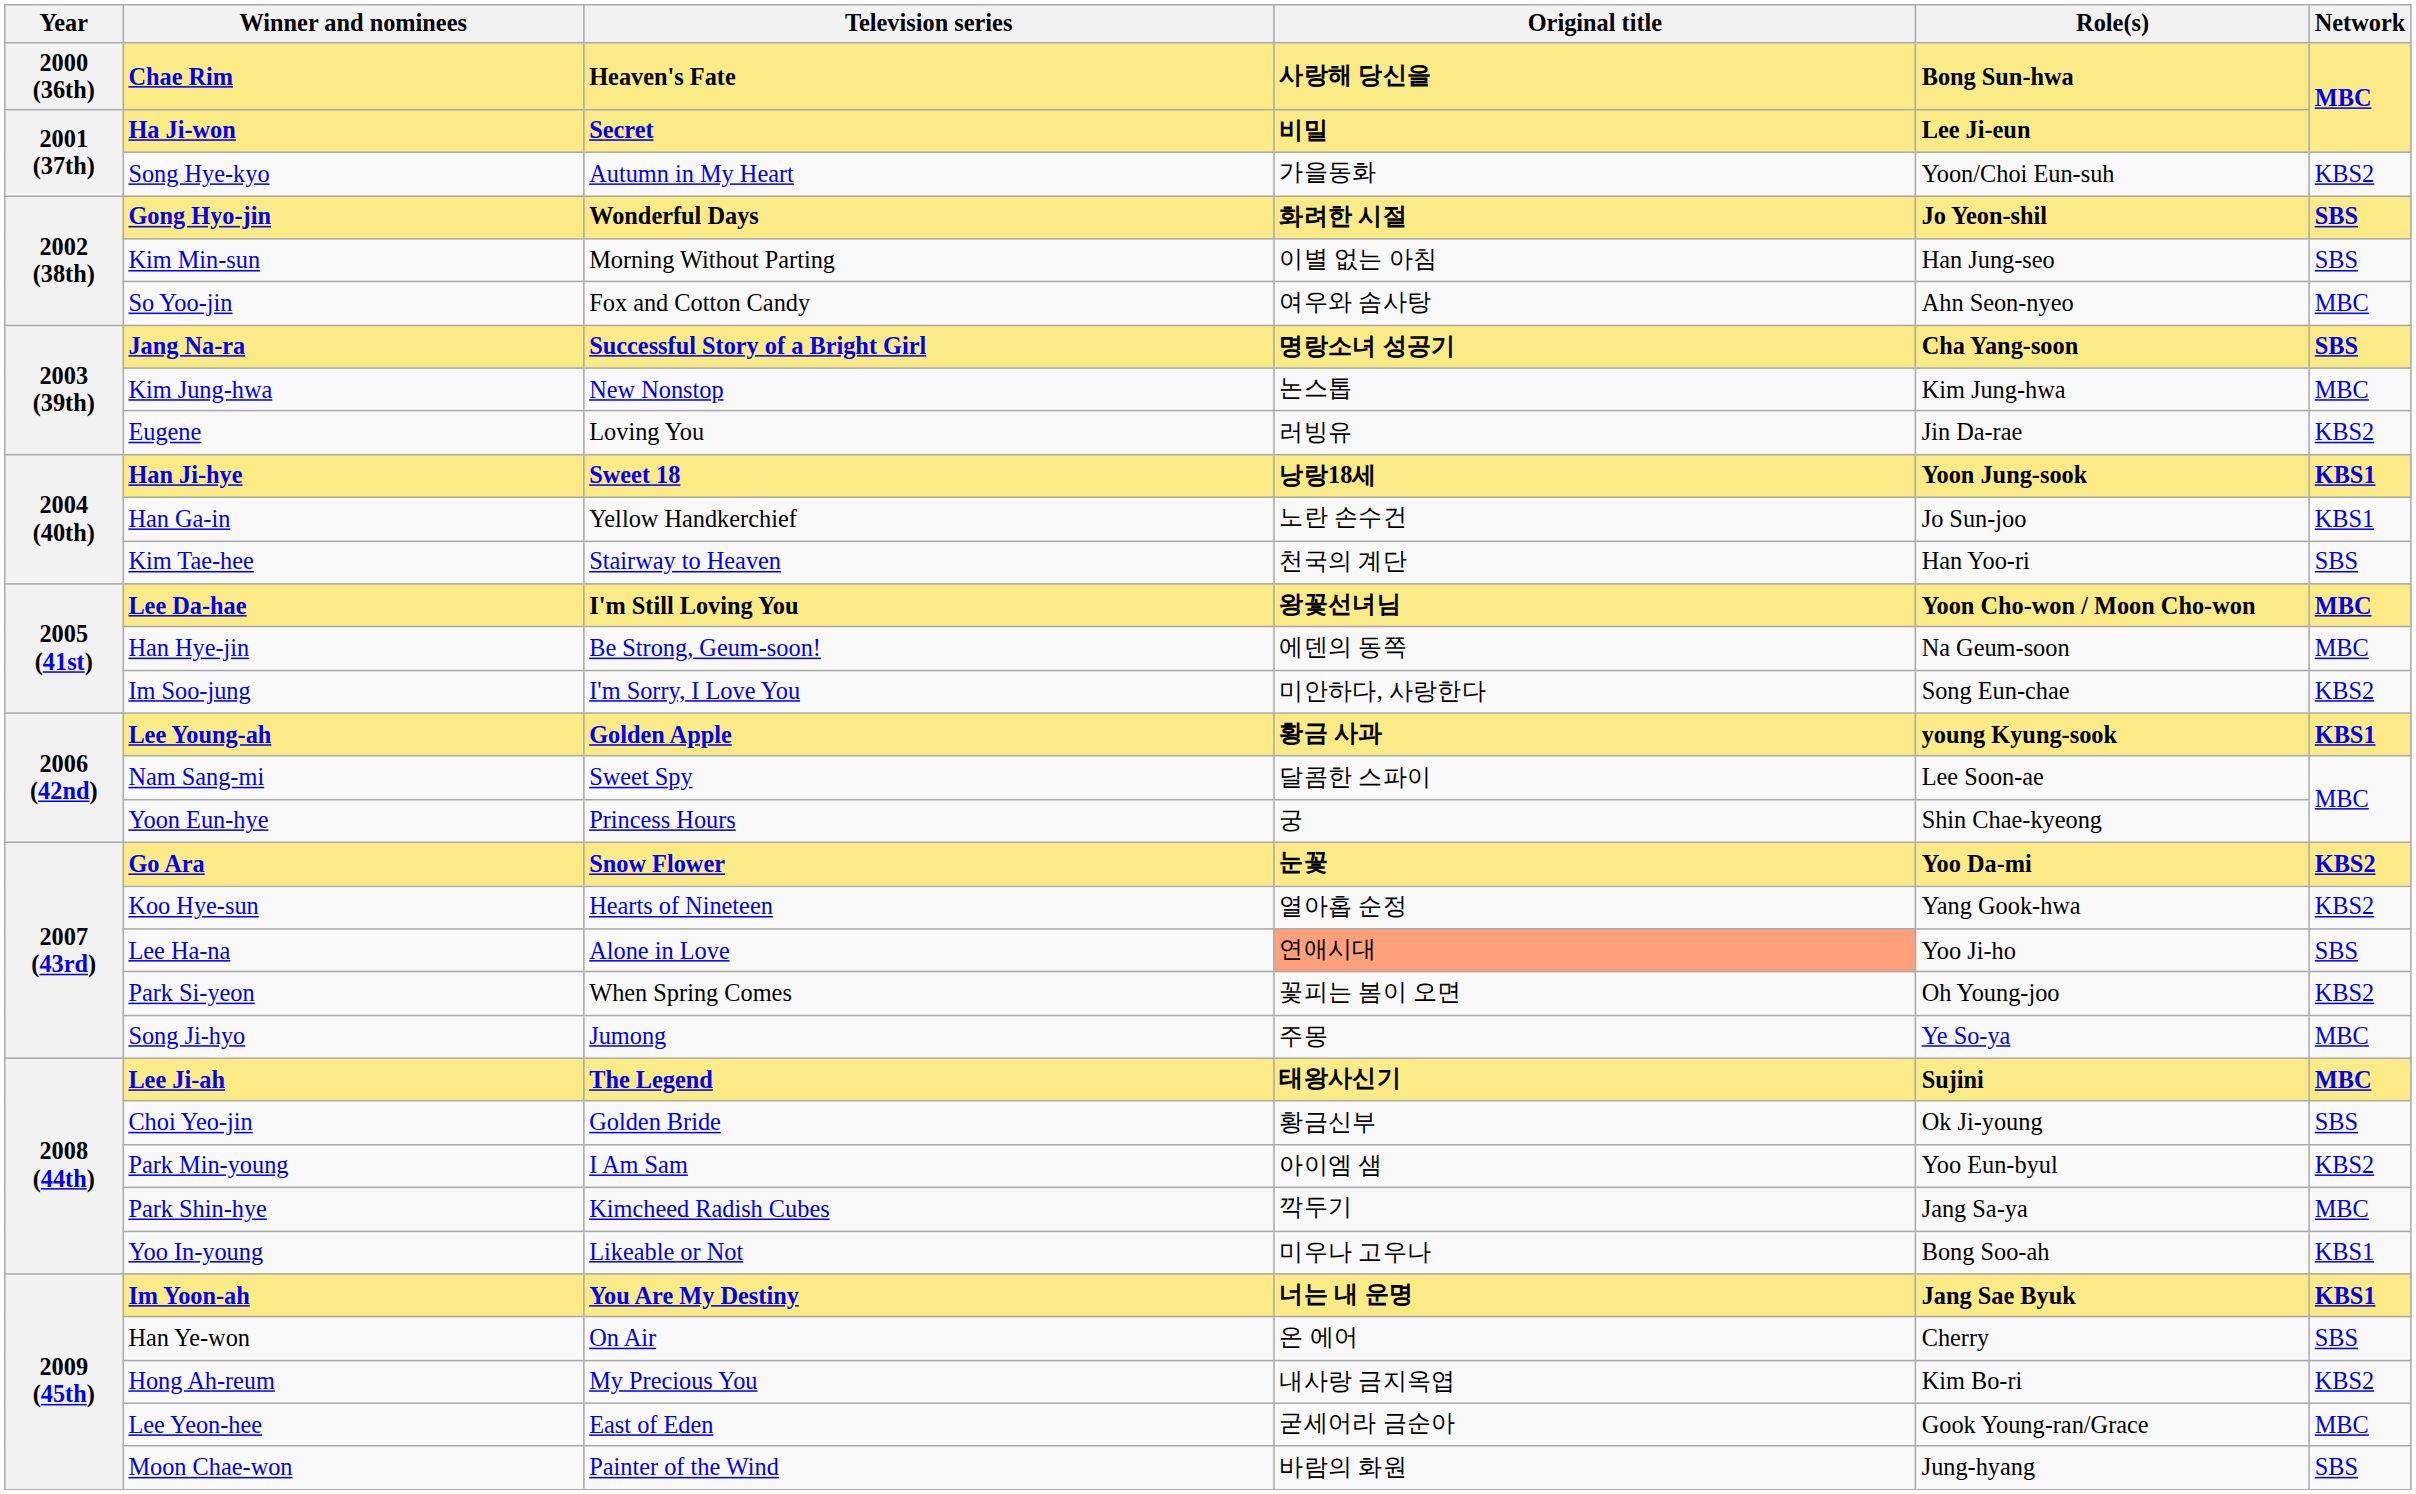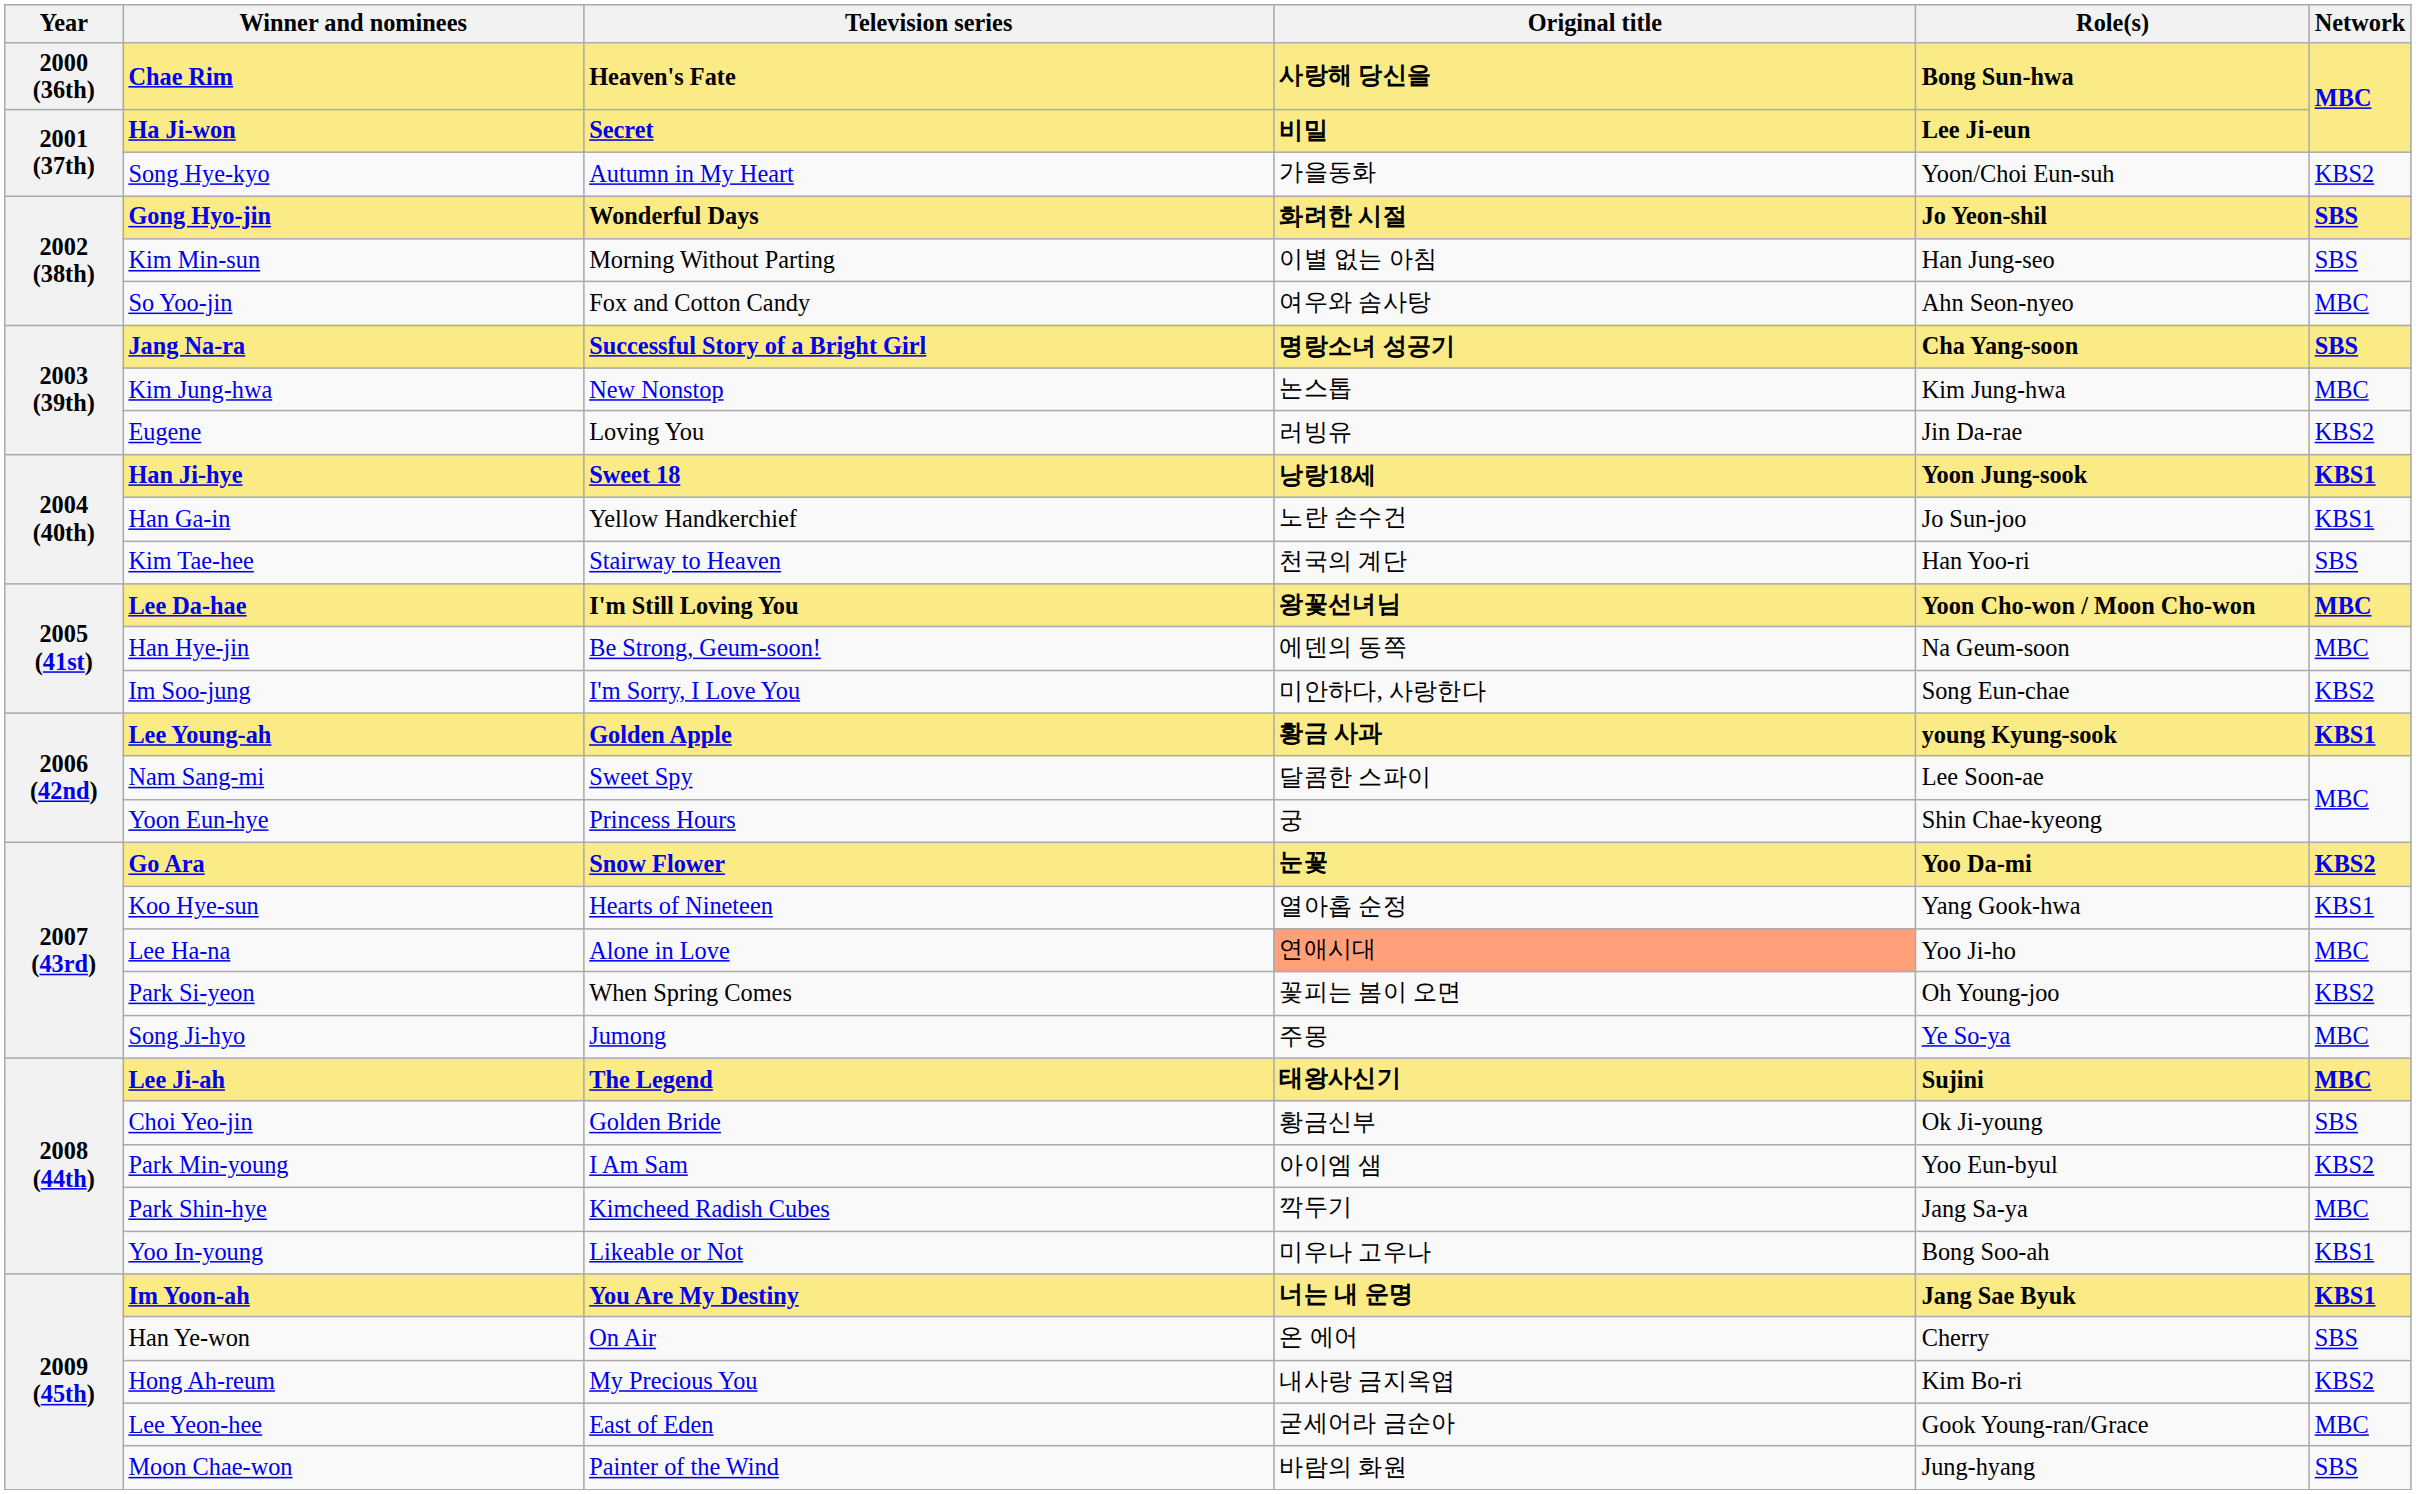(2344, 906) KBS2 -> (2344, 906) KBS1
(2336, 950) SBS -> (2342, 950) MBC
